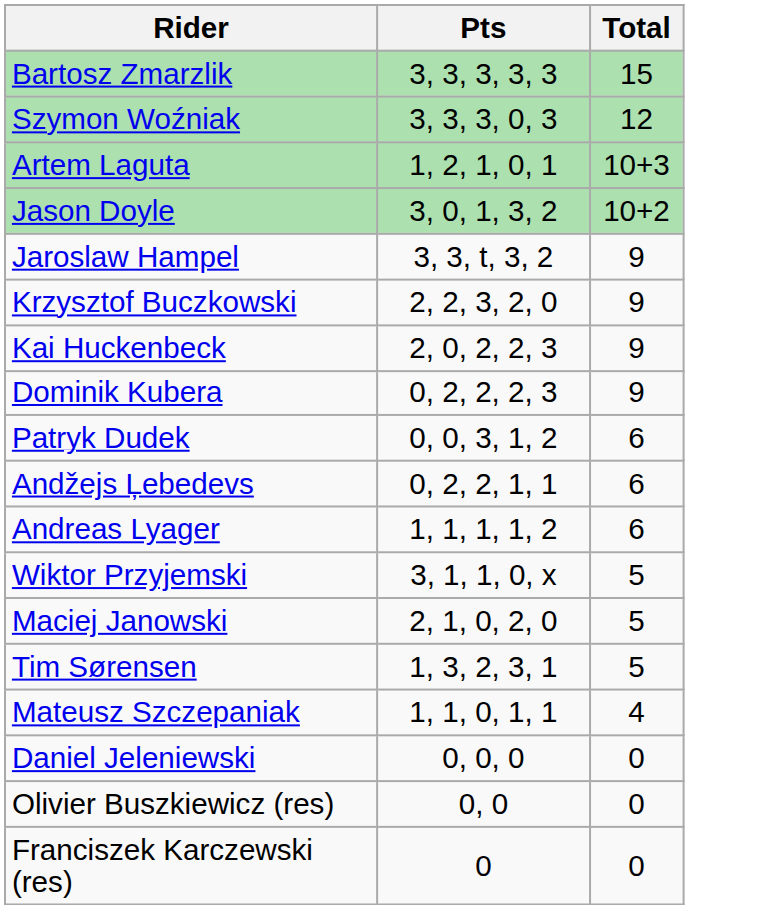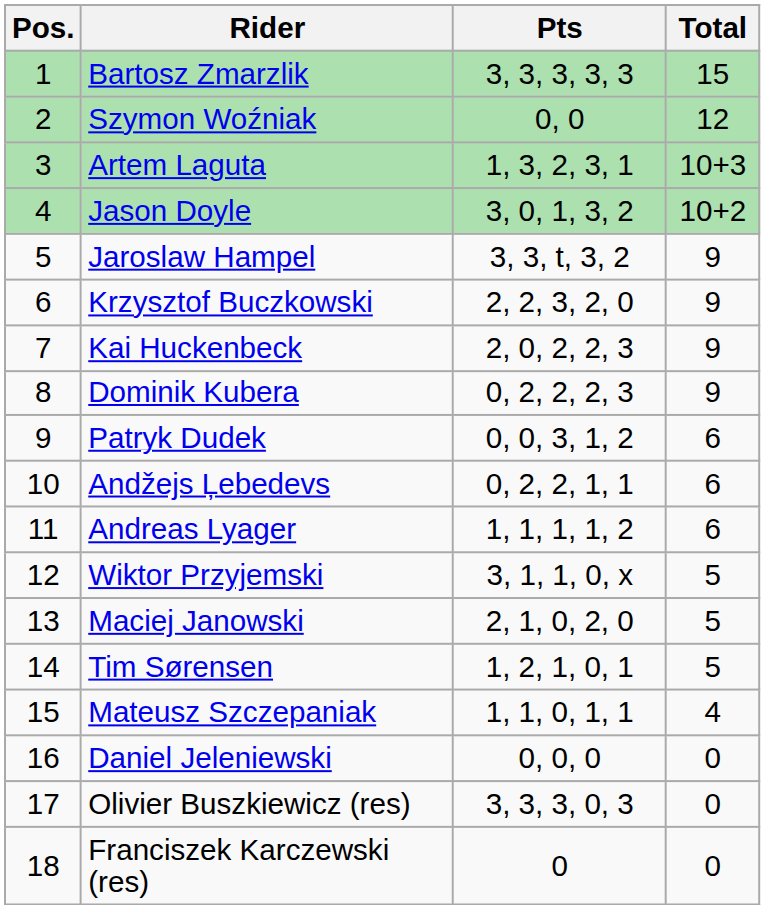+ column: (43, 28)
(483, 119) 3, 3, 3, 0, 3 -> (560, 119) 0, 0
(483, 165) 1, 2, 1, 0, 1 -> (560, 165) 1, 3, 2, 3, 1
(483, 667) 1, 3, 2, 3, 1 -> (560, 667) 1, 2, 1, 0, 1
(483, 804) 0, 0 -> (560, 804) 3, 3, 3, 0, 3
